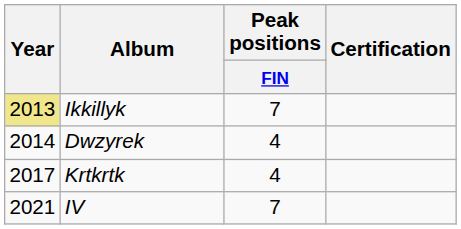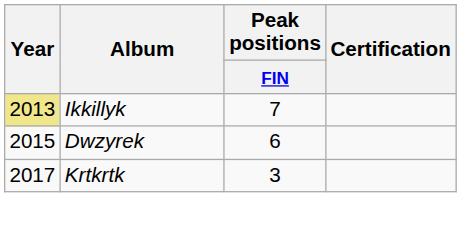(32, 142) 2014 -> (32, 142) 2015
(275, 142) 4 -> (275, 142) 6
(275, 175) 4 -> (275, 175) 3
- row: (75, 207)
